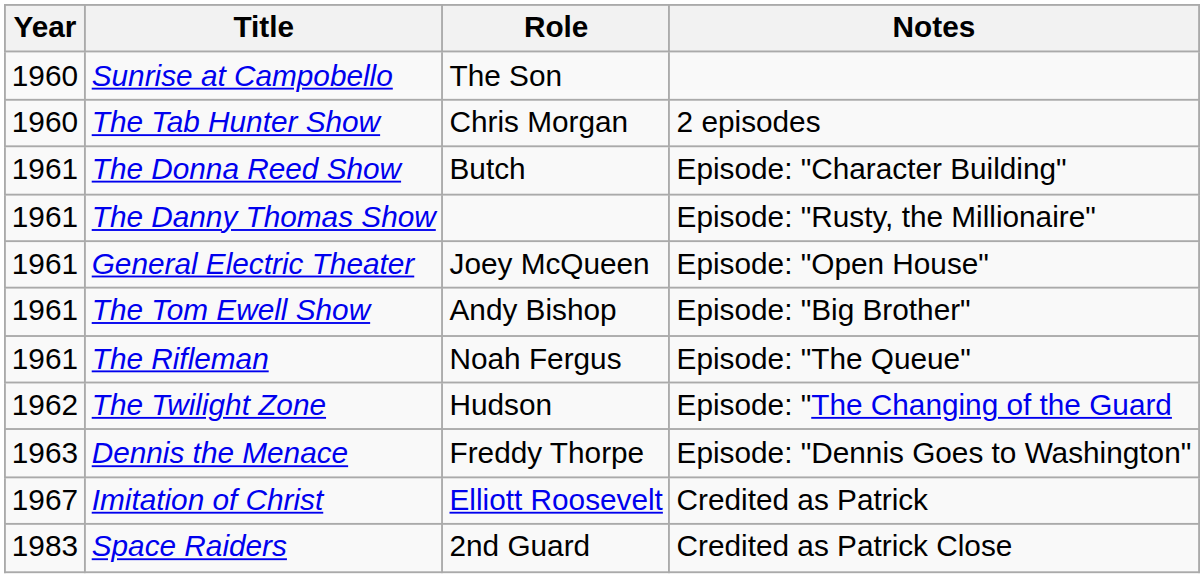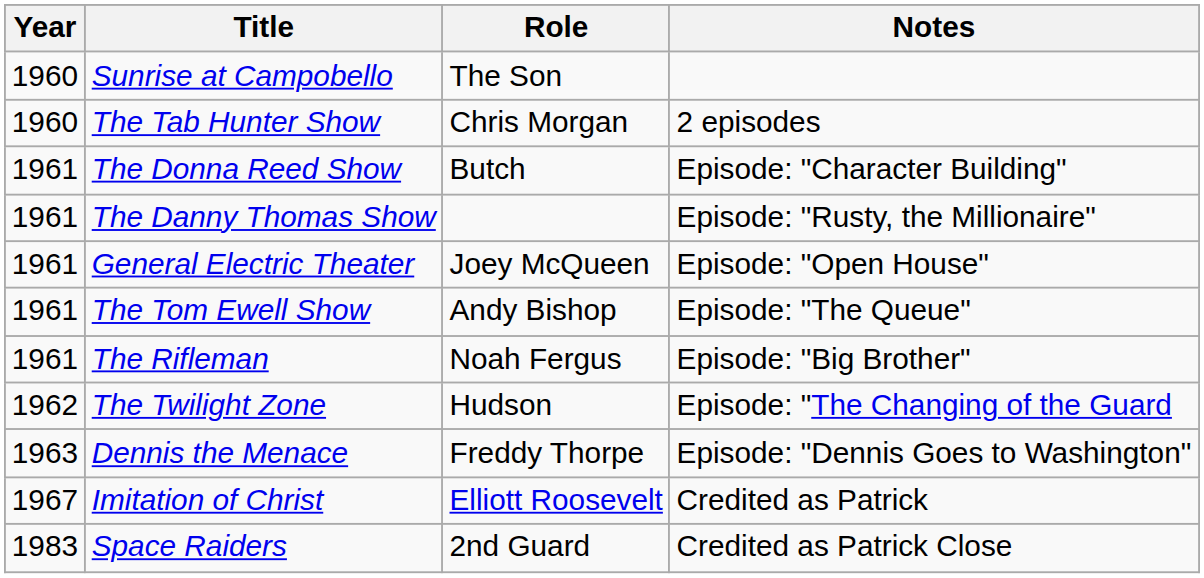(824, 311) Episode: "Big Brother" -> (824, 311) Episode: "The Queue"
(824, 358) Episode: "The Queue" -> (824, 358) Episode: "Big Brother"
